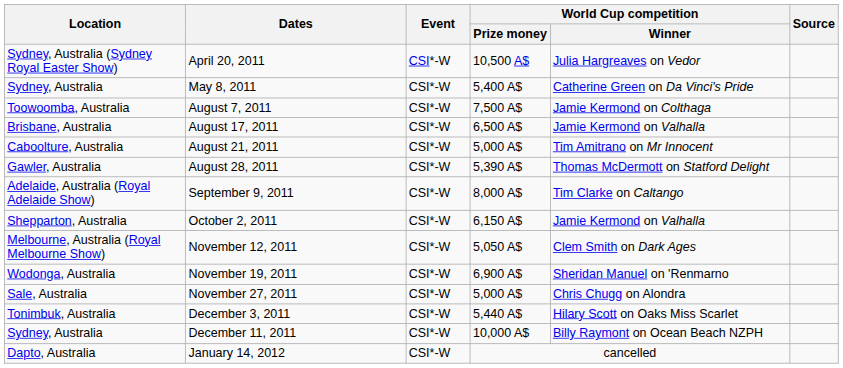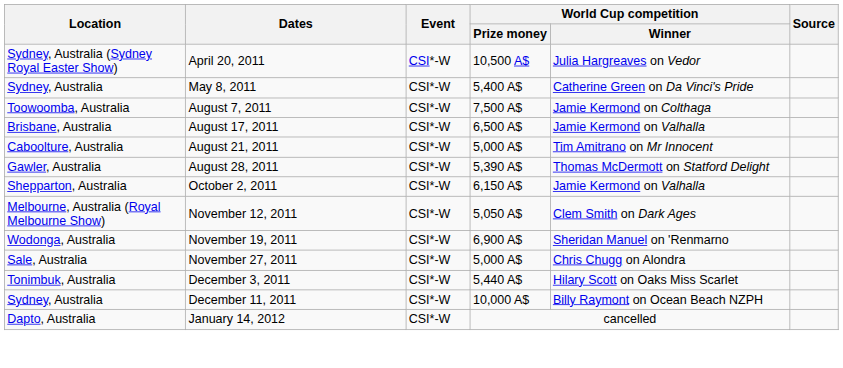- row: (241, 193)
